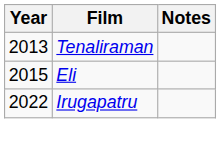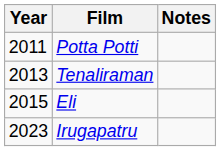+ row: (97, 46)
(28, 103) 2022 -> (28, 131) 2023
